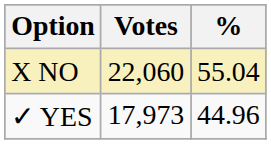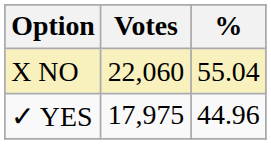(146, 115) 17,973 -> (146, 115) 17,975
